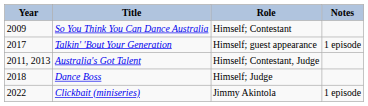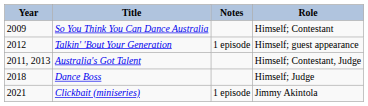columns swapped: (266, 12) <-> (342, 12)
(16, 45) 2017 -> (16, 45) 2012
(16, 93) 2022 -> (16, 93) 2021
